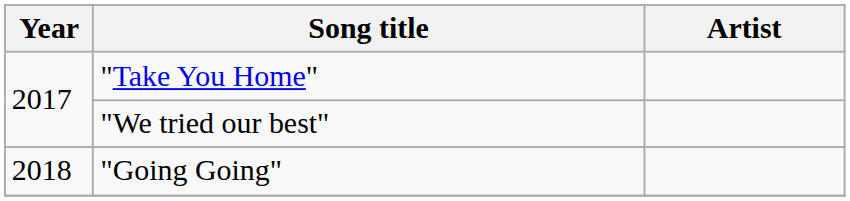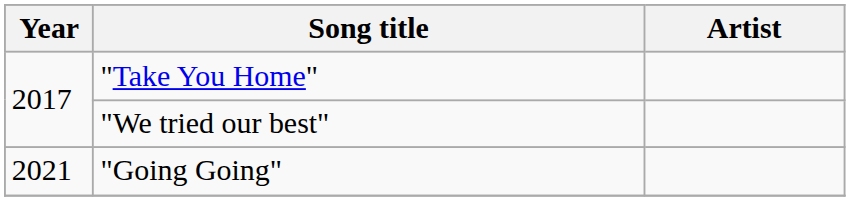(42, 170) 2018 -> (42, 170) 2021
